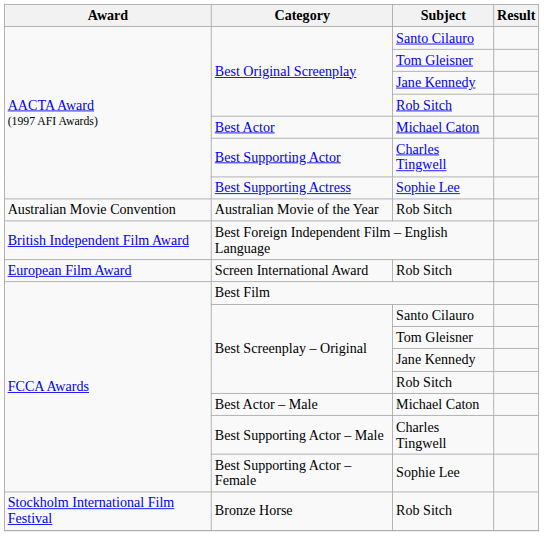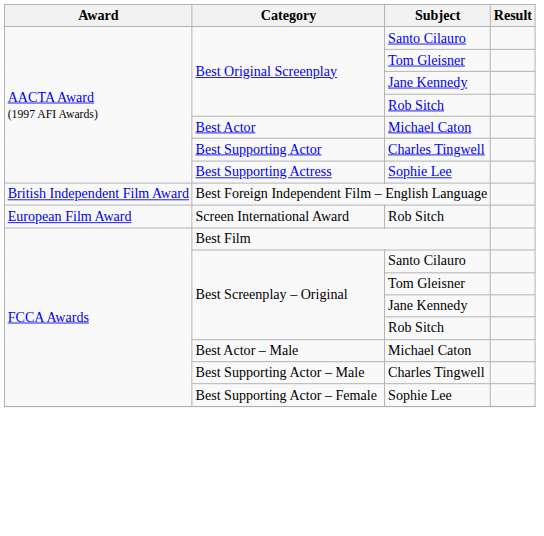- row: (297, 210)
- row: (254, 511)
